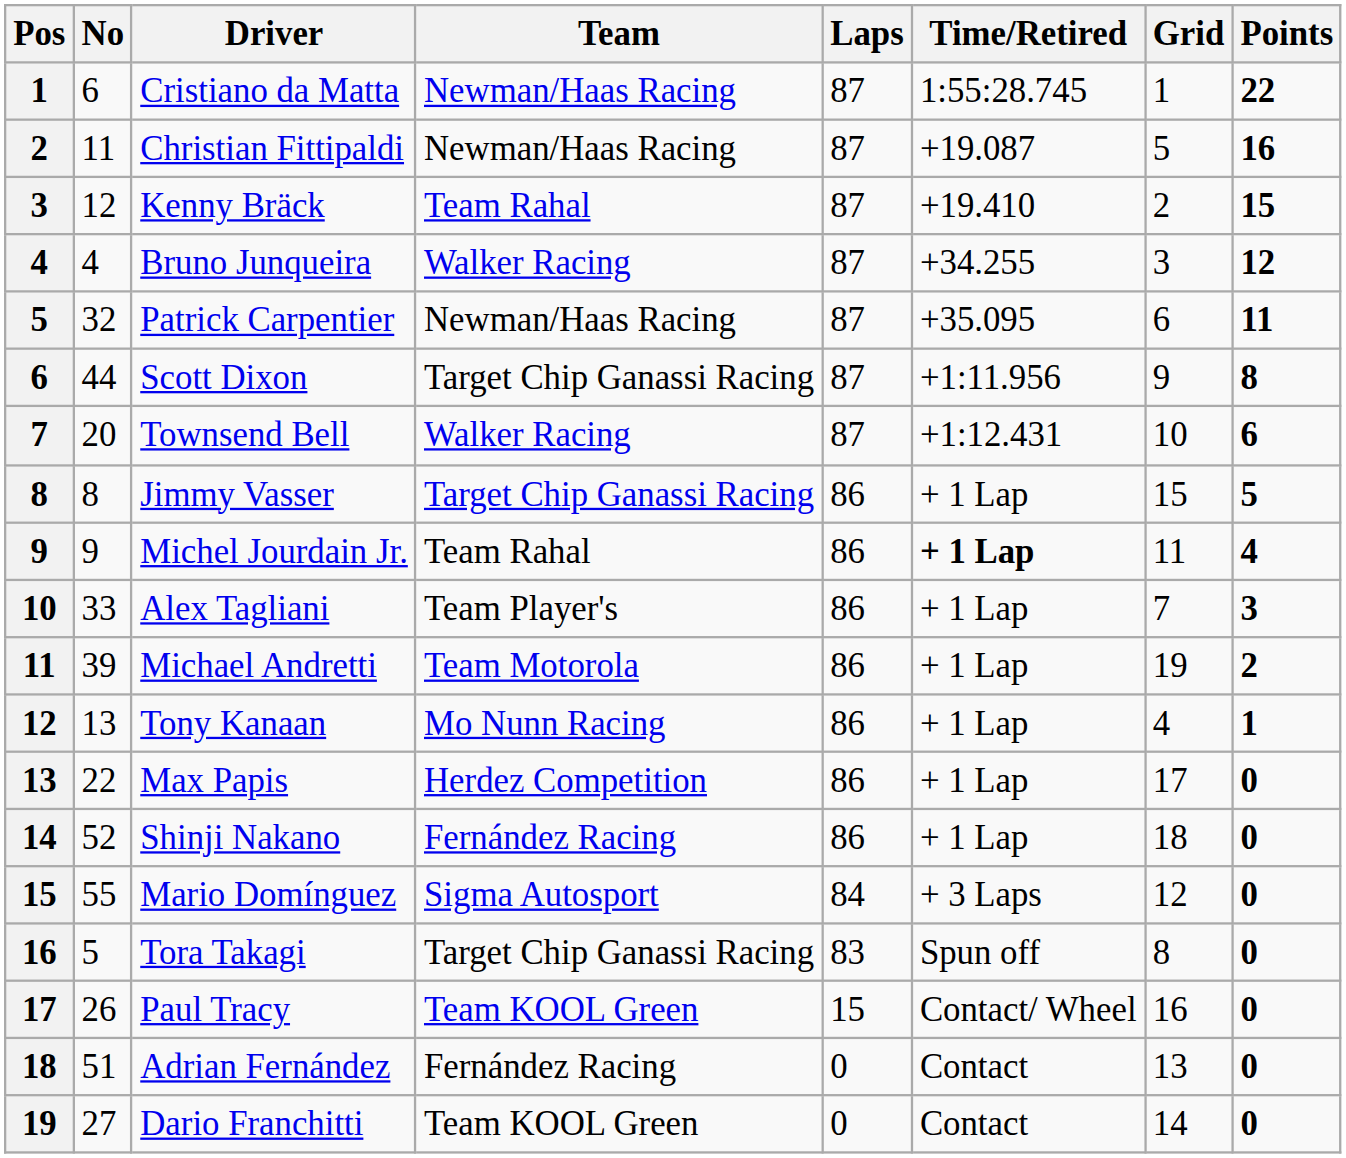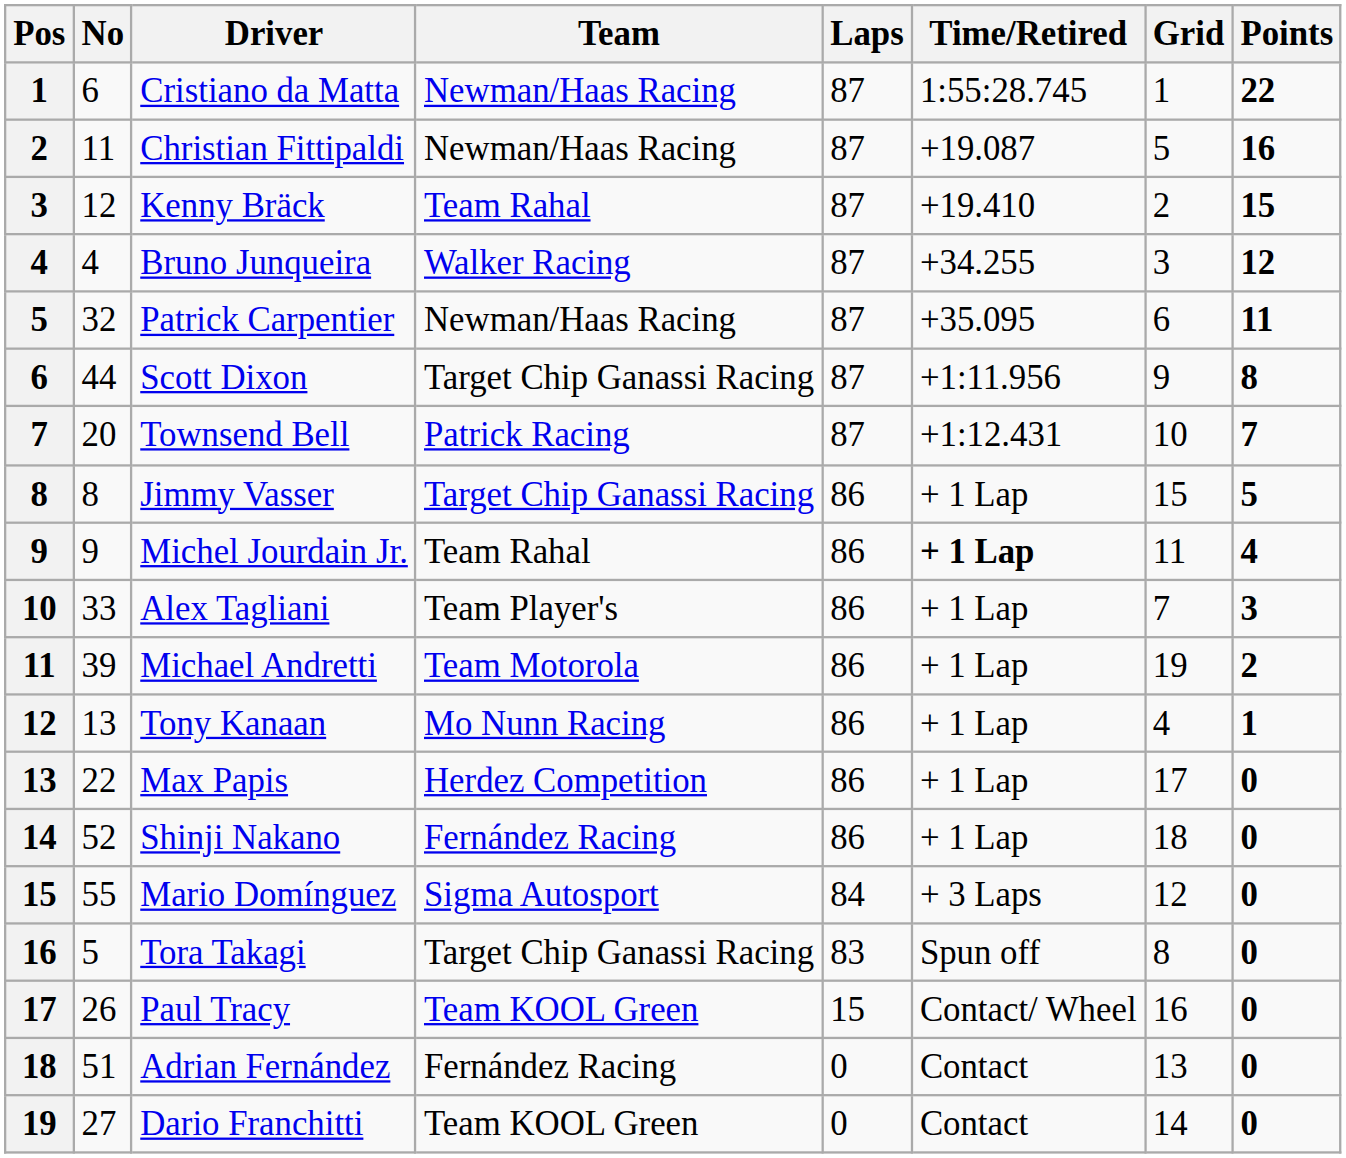(527, 435) Walker Racing -> (527, 435) Patrick Racing
(1249, 435) 6 -> (1249, 435) 7
